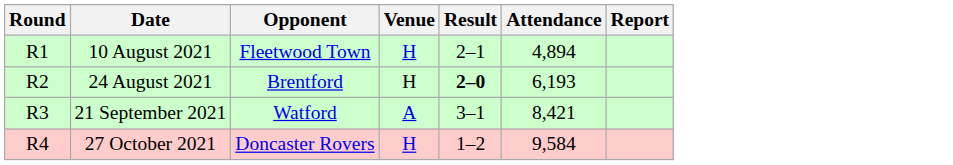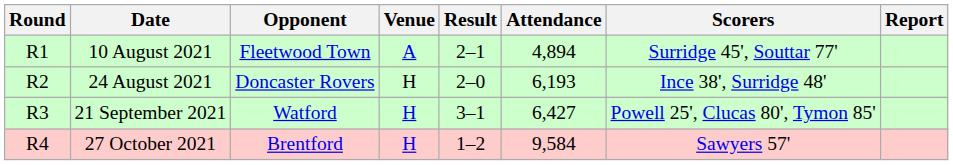+ column: (743, 19)
(409, 50) H -> (409, 50) A
(305, 81) Brentford -> (305, 81) Doncaster Rovers
(471, 81) bold -> (471, 81) normal
(409, 112) A -> (409, 112) H
(554, 112) 8,421 -> (554, 112) 6,427
(305, 143) Doncaster Rovers -> (305, 143) Brentford
